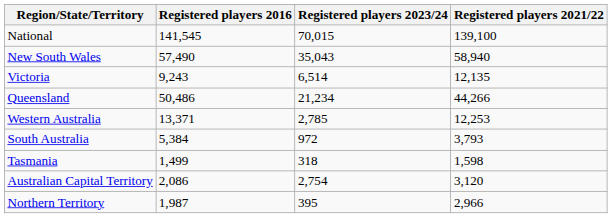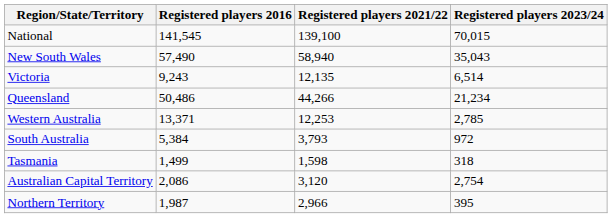columns swapped: (529, 14) <-> (373, 14)
